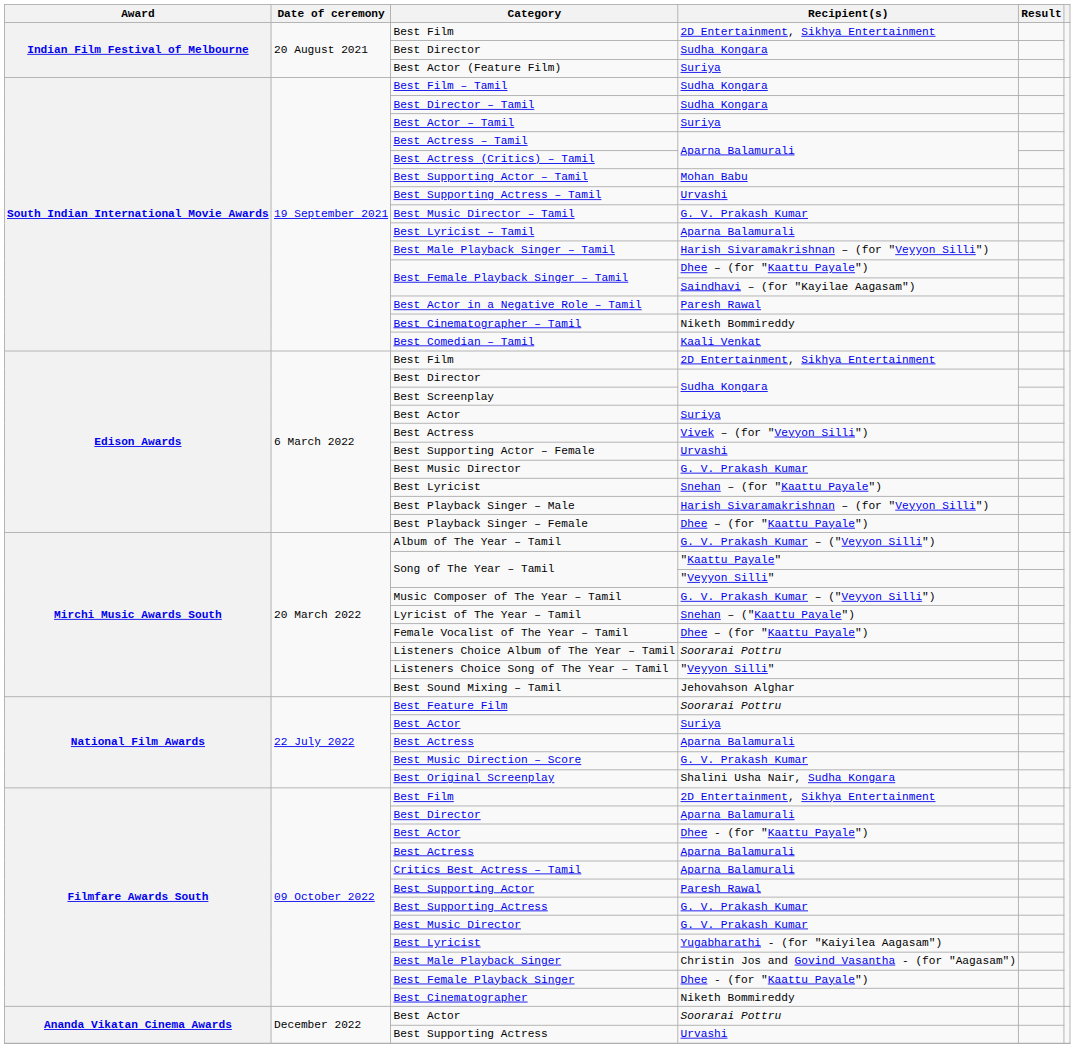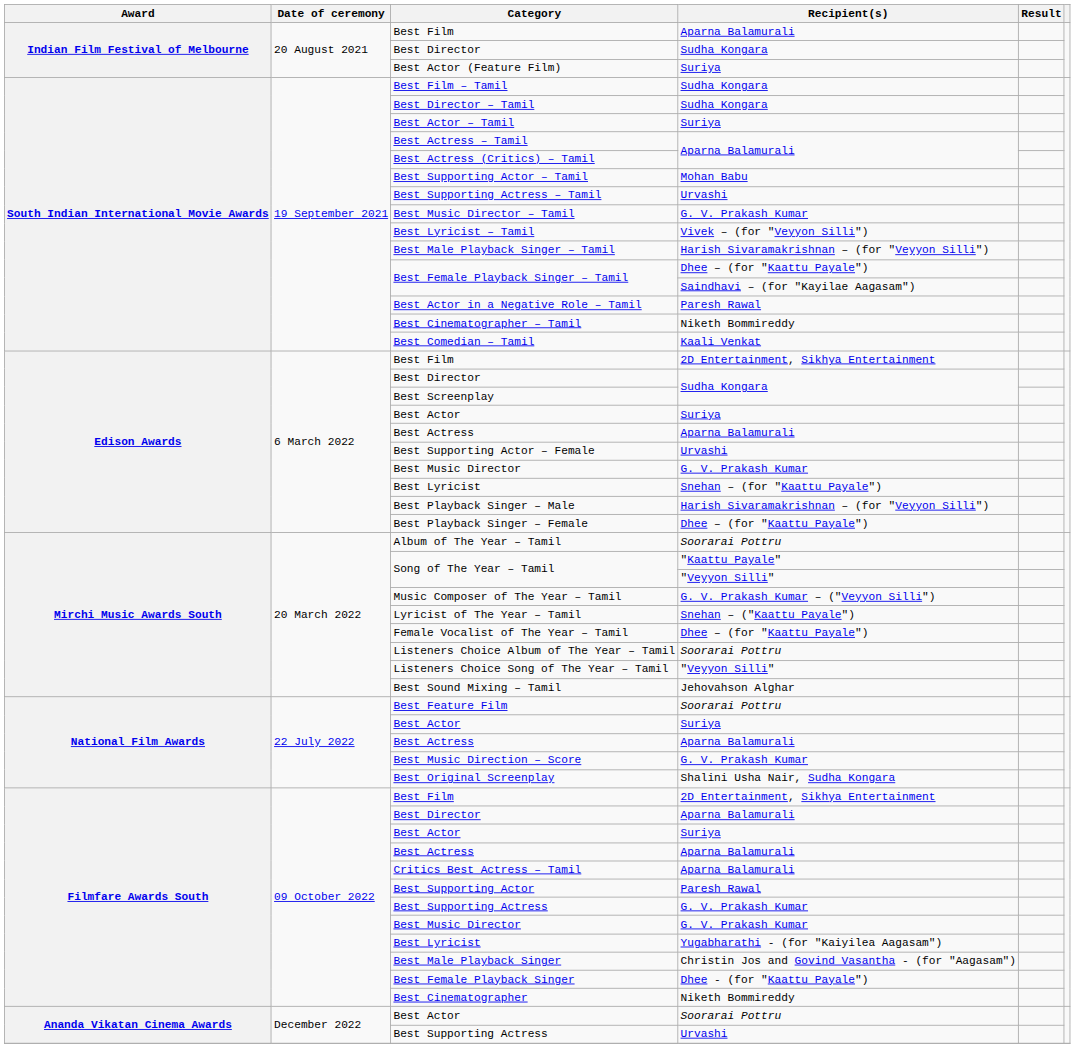(808, 32) 2D Entertainment, Sikhya Entertainment -> (738, 32) Aparna Balamurali
(738, 232) Aparna Balamurali -> (774, 232) Vivek – (for "Veyyon Silli")
(774, 433) Vivek – (for "Veyyon Silli") -> (738, 433) Aparna Balamurali
(808, 542) G. V. Prakash Kumar – ("Veyyon Silli") -> (731, 542) Soorarai Pottru
(774, 833) Dhee - (for "Kaattu Payale") -> (701, 833) Suriya
